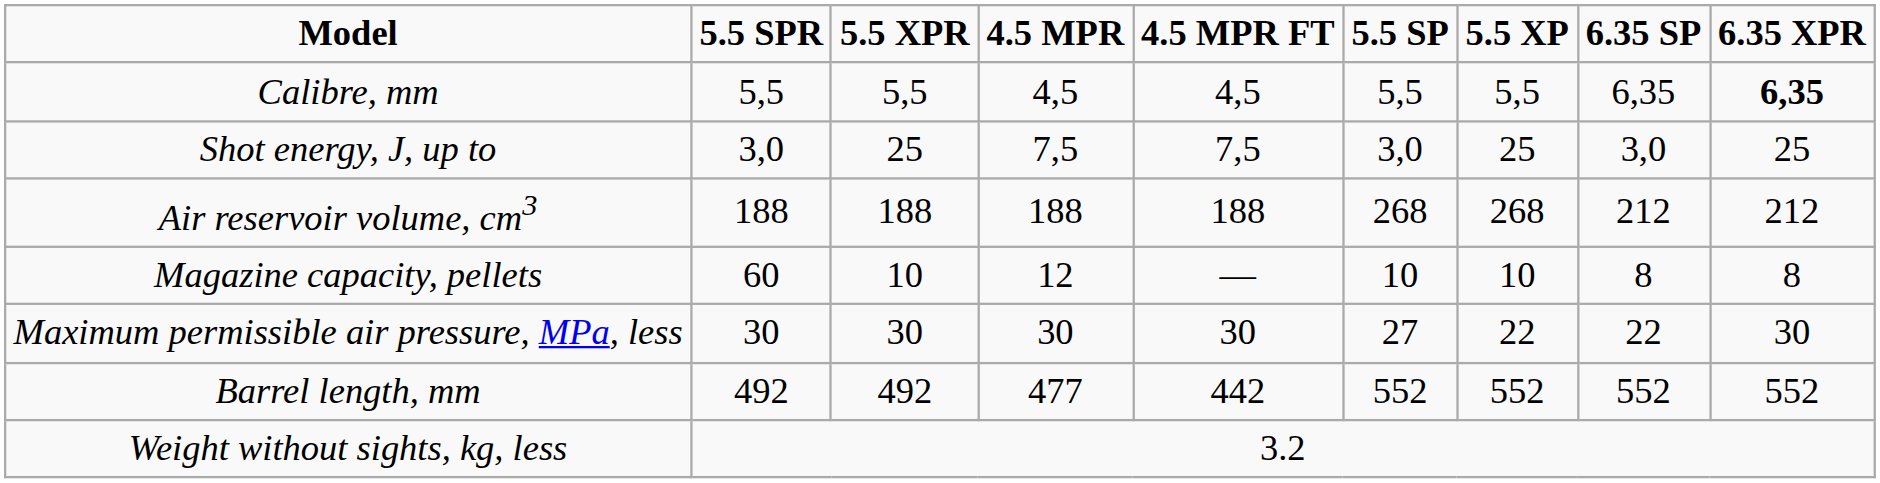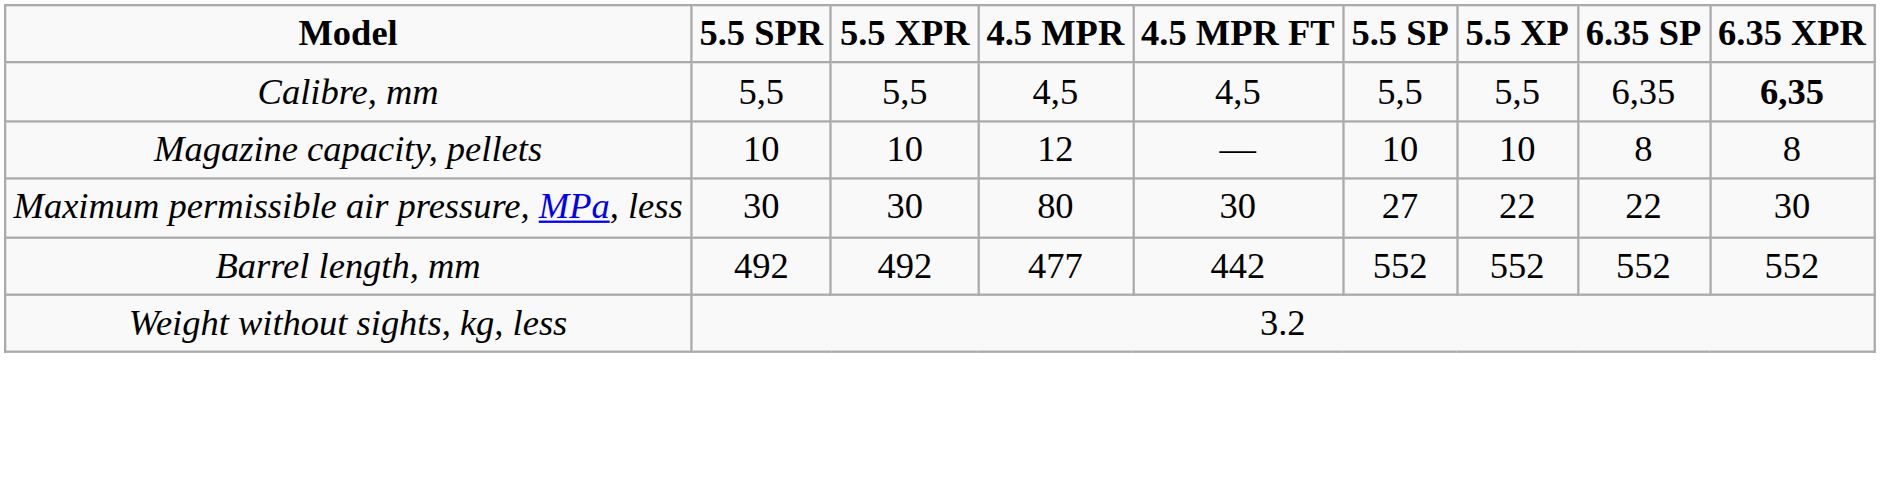- row: (348, 149)
- row: (348, 211)
(761, 274) 60 -> (761, 149) 10
(1055, 332) 30 -> (1055, 206) 80
